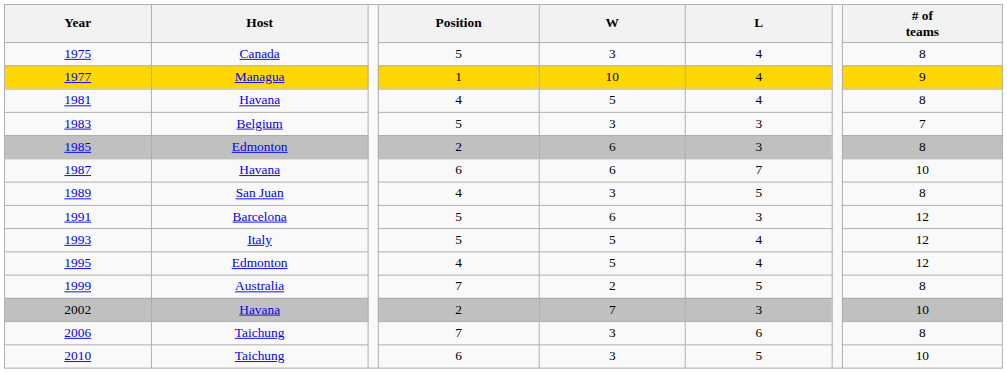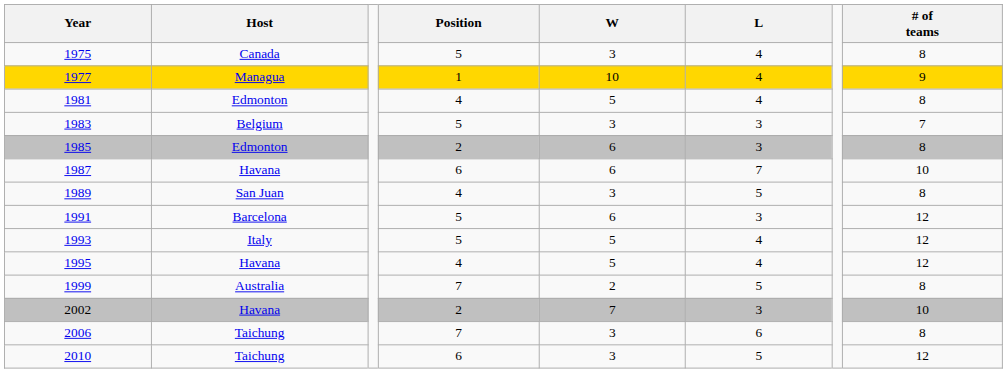(260, 100) Havana -> (260, 100) Edmonton
(260, 263) Edmonton -> (260, 263) Havana
(922, 356) 10 -> (922, 356) 12
